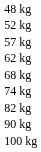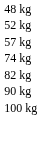- row: (18, 58)
- row: (18, 75)
